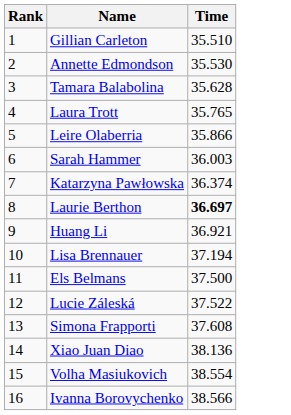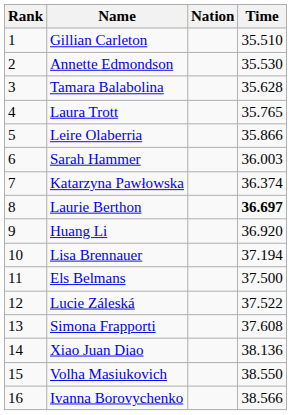+ column: (213, 16)
(212, 231) 36.921 -> (262, 231) 36.920
(212, 374) 38.554 -> (262, 374) 38.550
